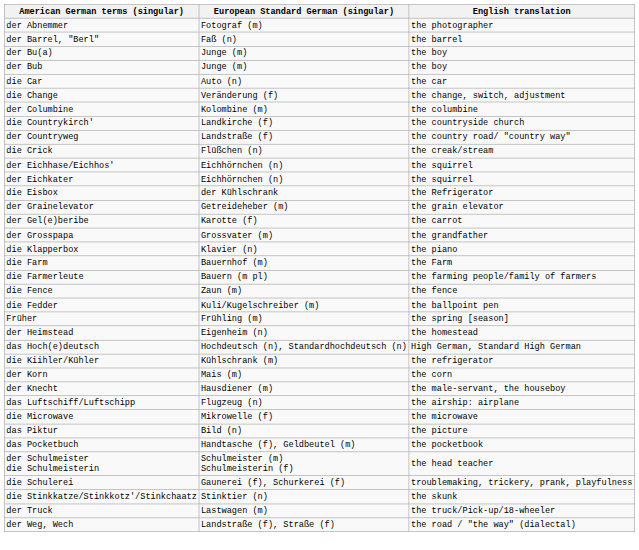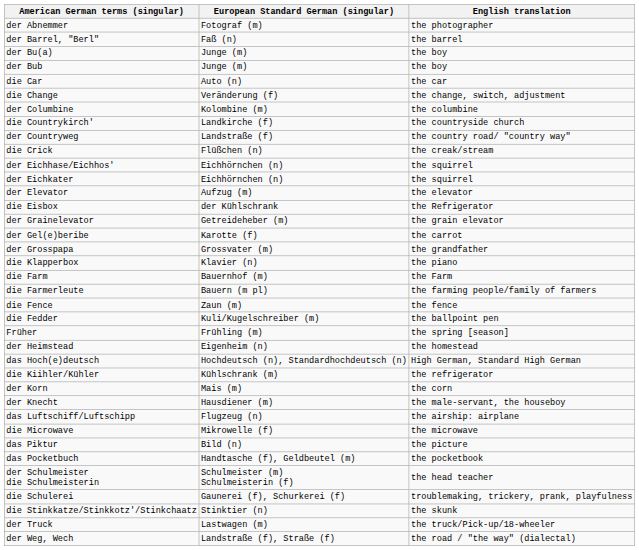+ row: (37, 193)
